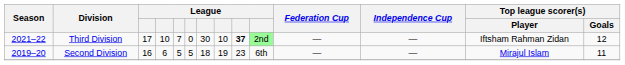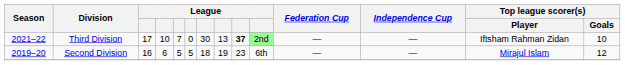(223, 39) 10 -> (223, 39) 13
(602, 39) 12 -> (602, 39) 10
(602, 53) 11 -> (602, 53) 12
